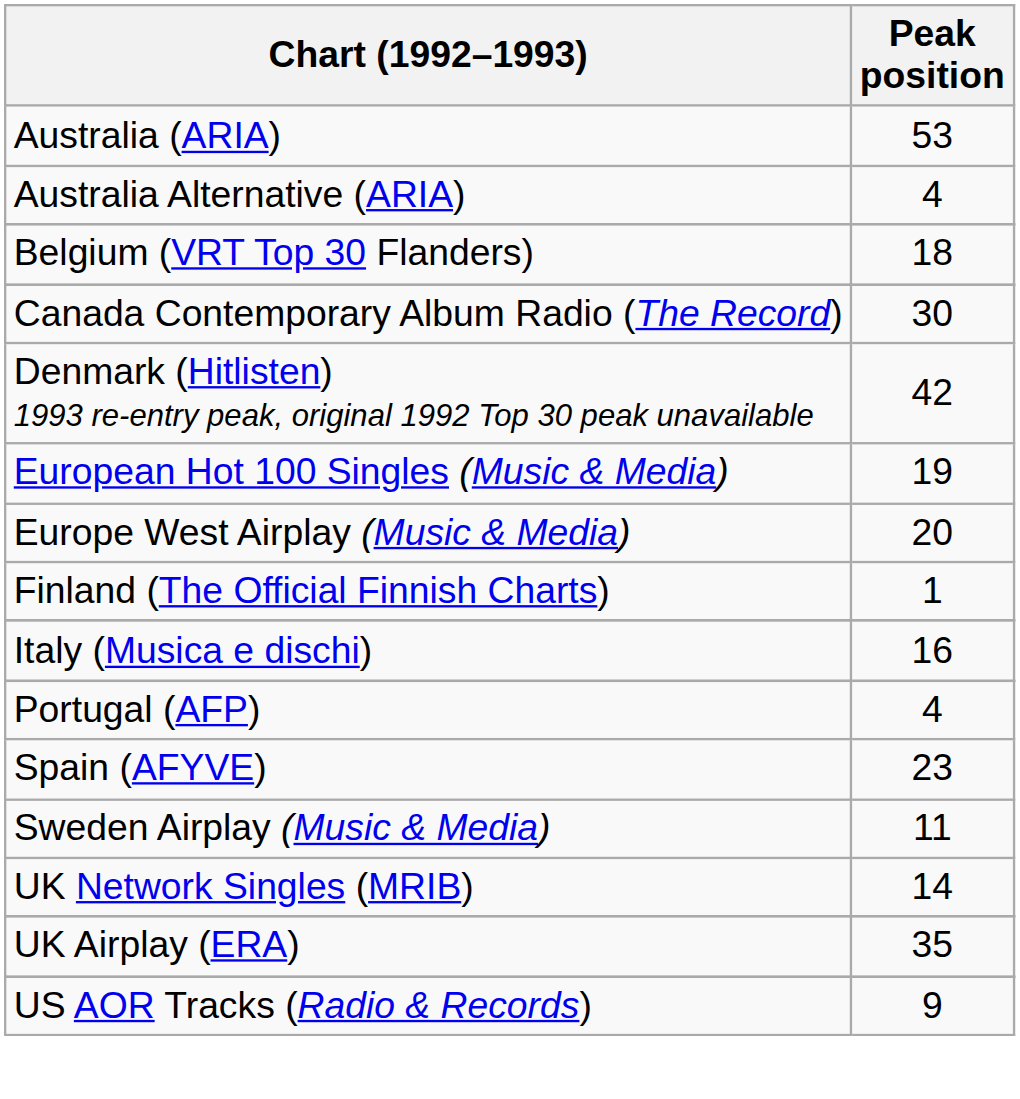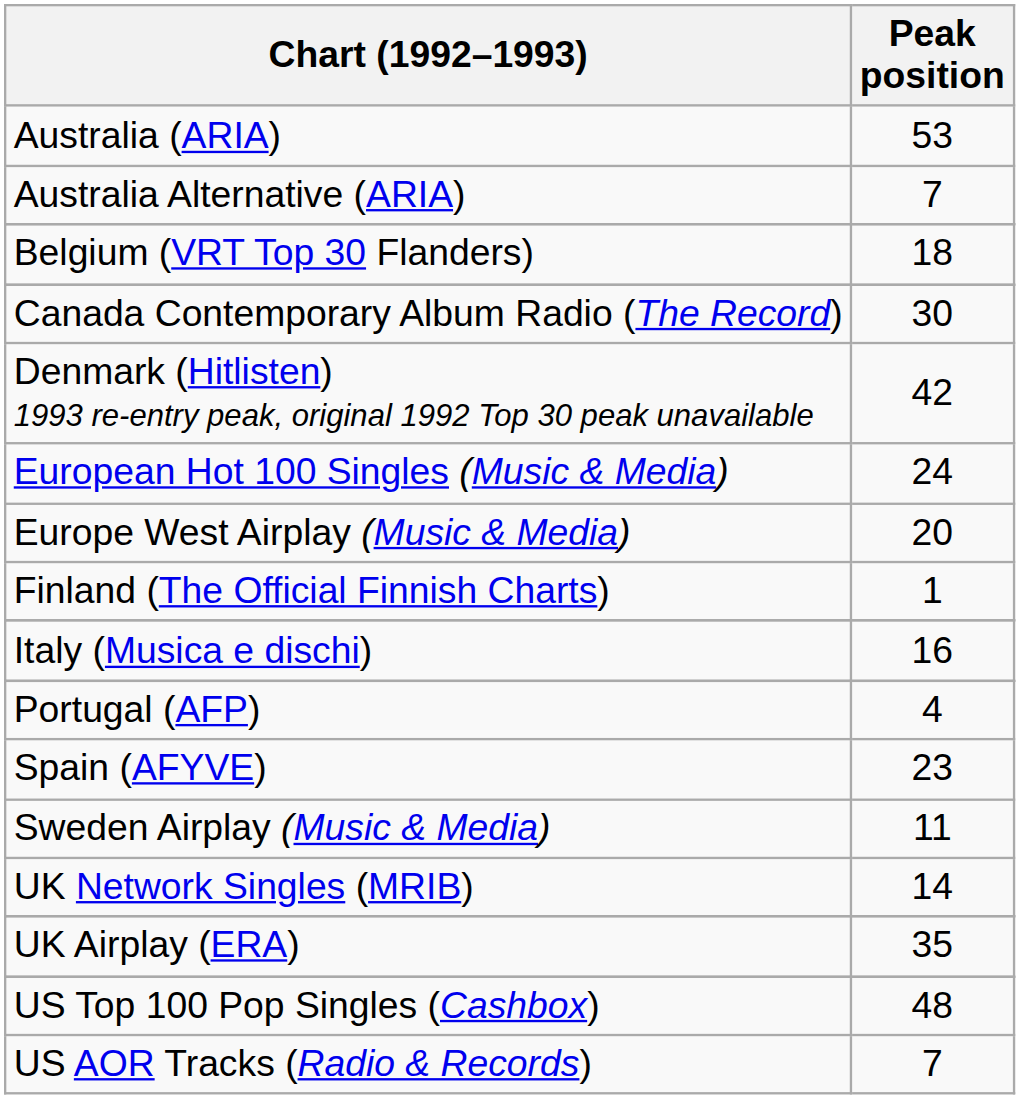(932, 194) 4 -> (932, 194) 7
(932, 472) 19 -> (932, 472) 24
+ row: (307, 1004)
(932, 1004) 9 -> (932, 1063) 7
